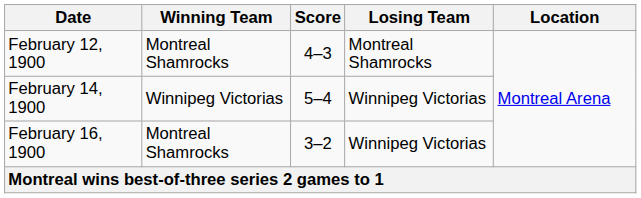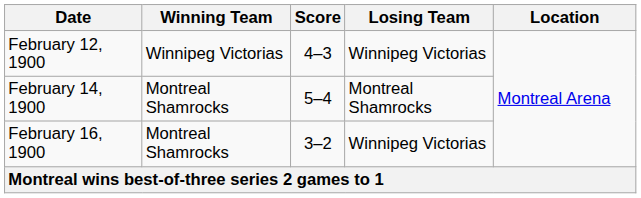(187, 53) Montreal Shamrocks -> (214, 53) Winnipeg Victorias
(390, 53) Montreal Shamrocks -> (417, 53) Winnipeg Victorias
(214, 98) Winnipeg Victorias -> (187, 98) Montreal Shamrocks
(417, 98) Winnipeg Victorias -> (390, 98) Montreal Shamrocks
